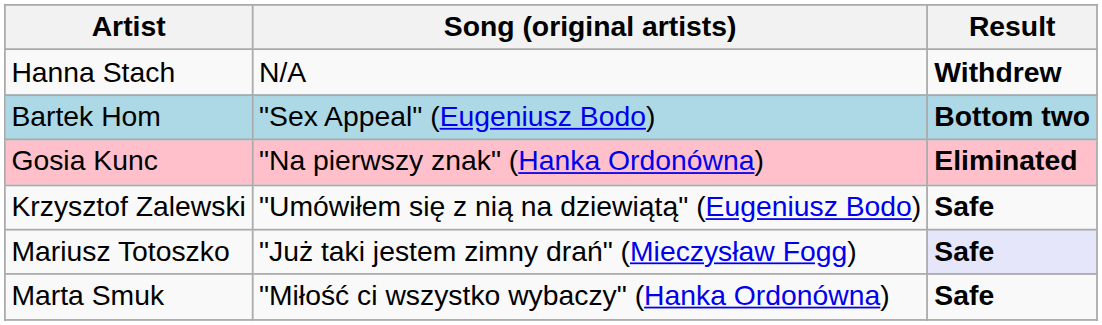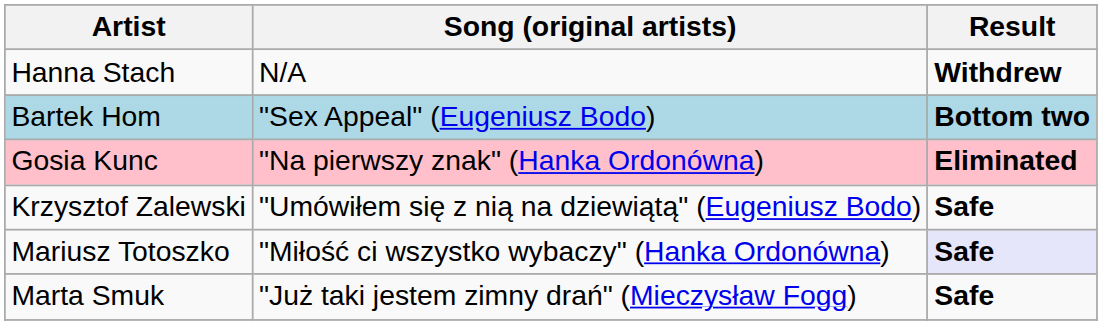(558, 251) "Już taki jestem zimny drań" (Mieczysław Fogg) -> (574, 251) "Miłość ci wszystko wybaczy" (Hanka Ordonówna)
(574, 296) "Miłość ci wszystko wybaczy" (Hanka Ordonówna) -> (558, 296) "Już taki jestem zimny drań" (Mieczysław Fogg)
